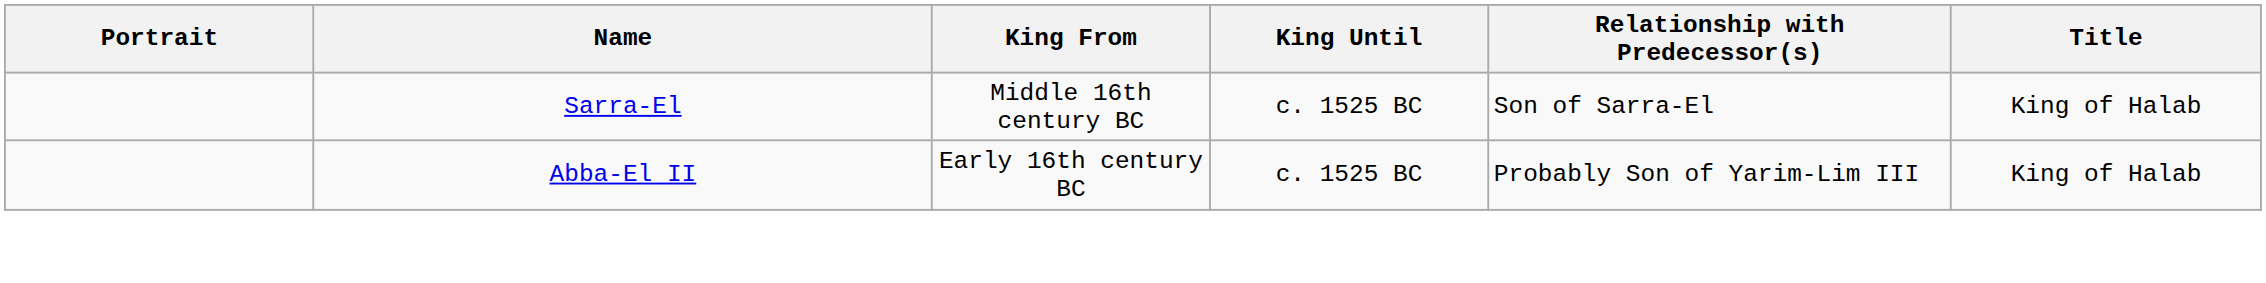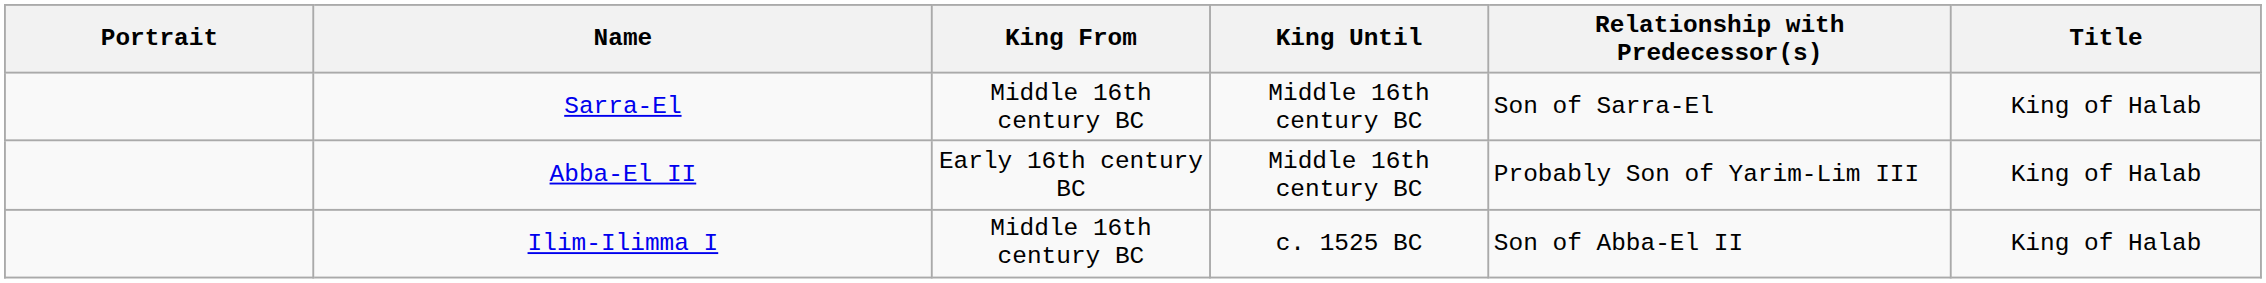(1349, 107) c. 1525 BC -> (1349, 107) Middle 16th century BC
(1349, 175) c. 1525 BC -> (1349, 175) Middle 16th century BC
+ row: (623, 243)
